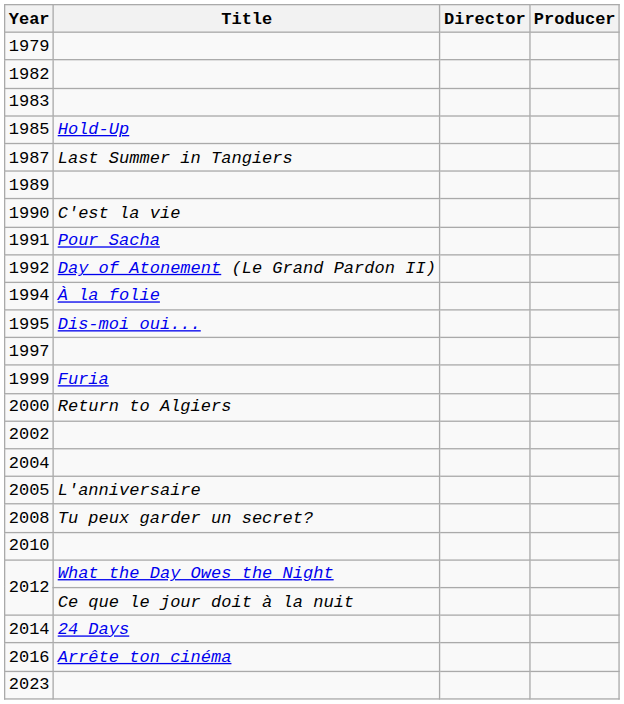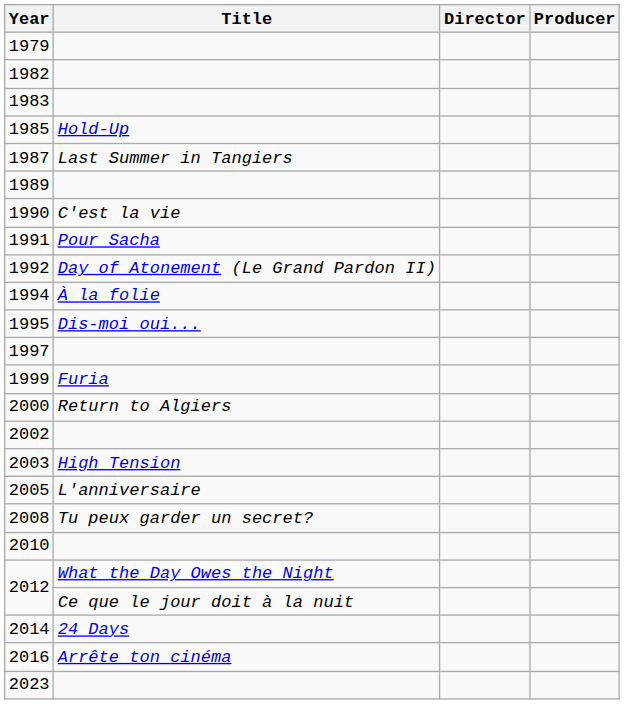+ row: (29, 463)
- row: (29, 463)
